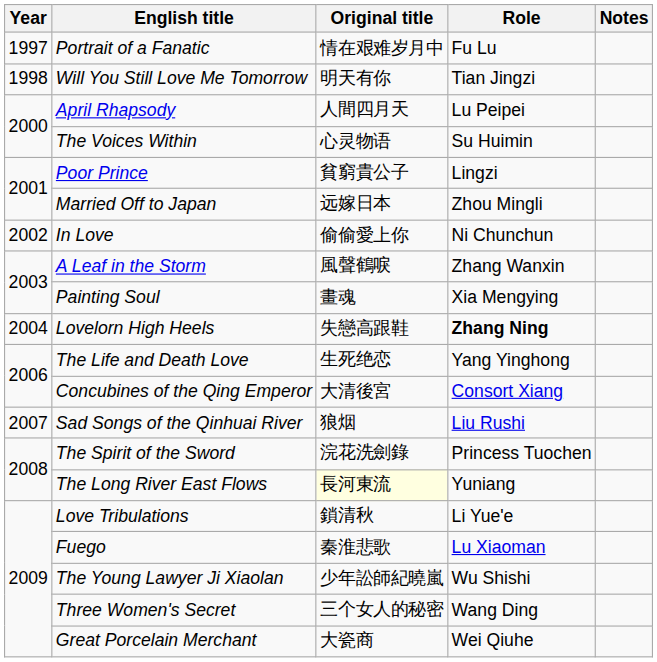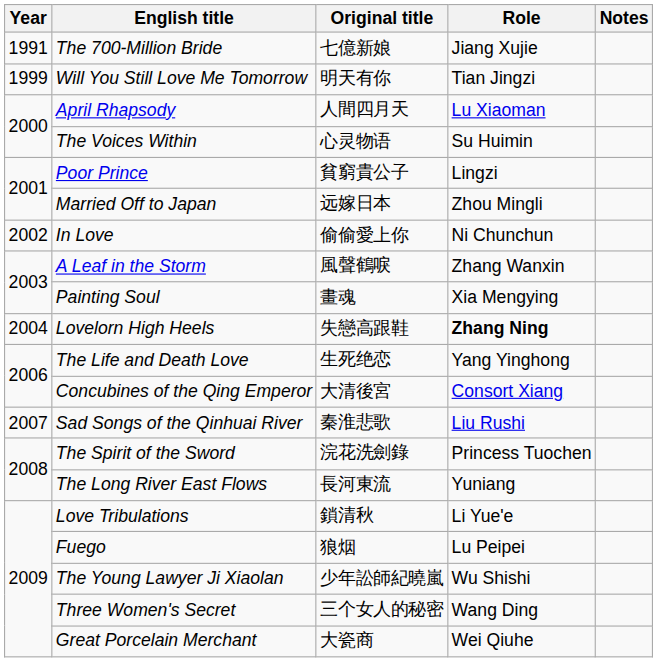+ row: (139, 48)
- row: (133, 48)
(28, 79) 1998 -> (28, 79) 1999
(488, 110) Lu Peipei -> (499, 110) Lu Xiaoman
(338, 422) 狼烟 -> (356, 422) 秦淮悲歌
(356, 484) lightyellow background -> (356, 484) no background
(356, 546) 秦淮悲歌 -> (338, 546) 狼烟
(499, 547) Lu Xiaoman -> (488, 547) Lu Peipei
